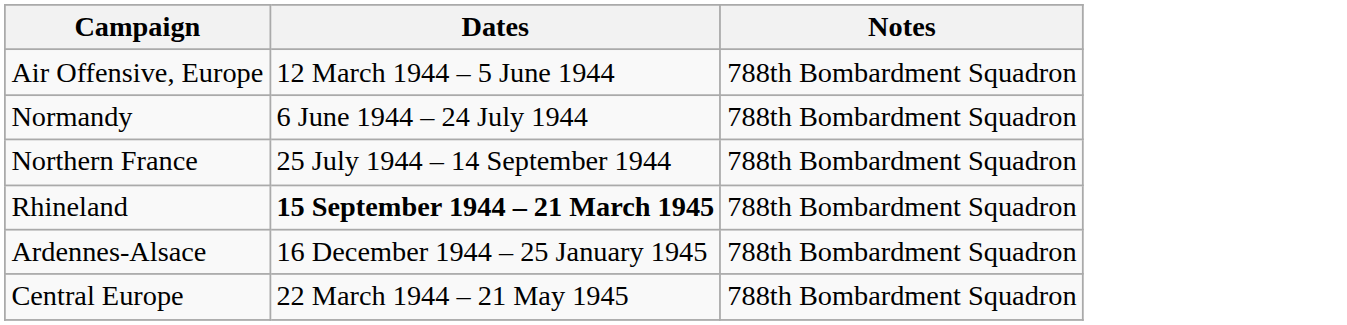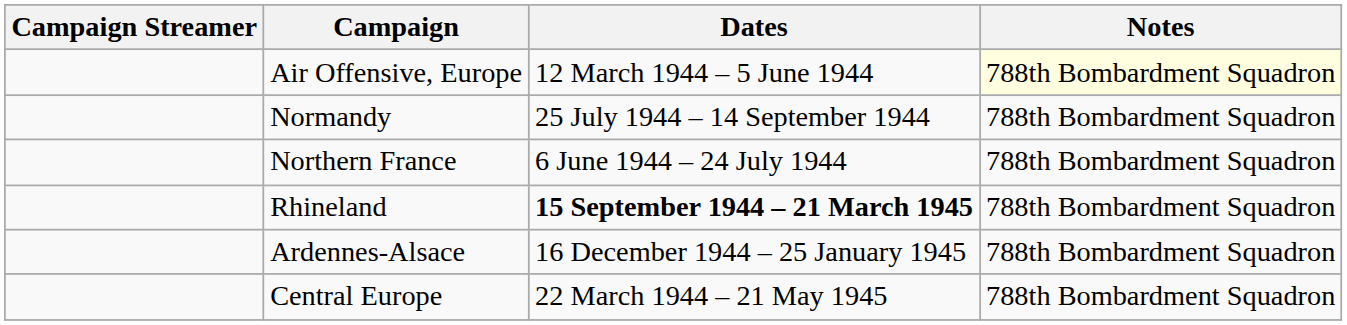+ column: (134, 26)
(902, 71) no background -> (1161, 71) lightyellow background
(432, 116) 6 June 1944 – 24 July 1944 -> (733, 116) 25 July 1944 – 14 September 1944
(474, 161) 25 July 1944 – 14 September 1944 -> (691, 161) 6 June 1944 – 24 July 1944
